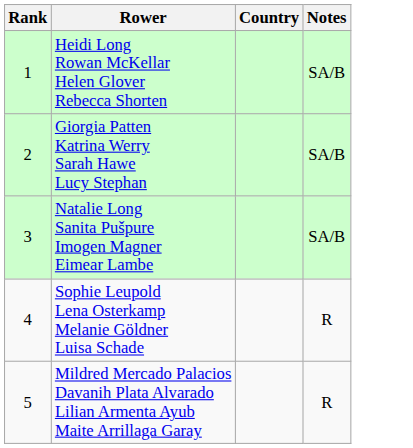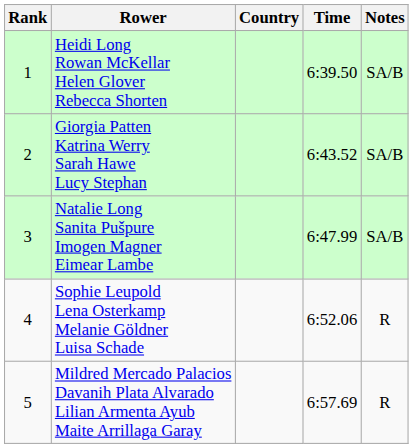+ column: (332, 17)
